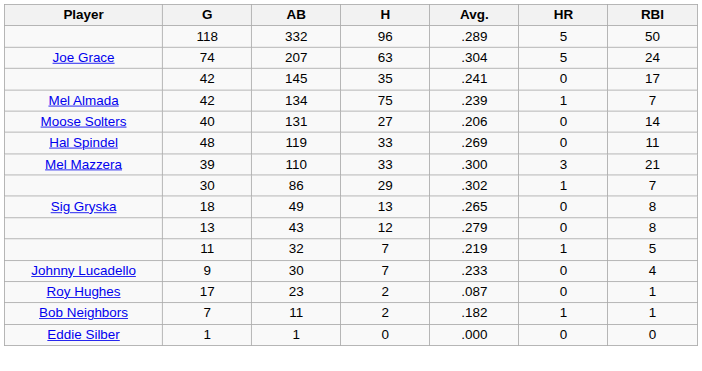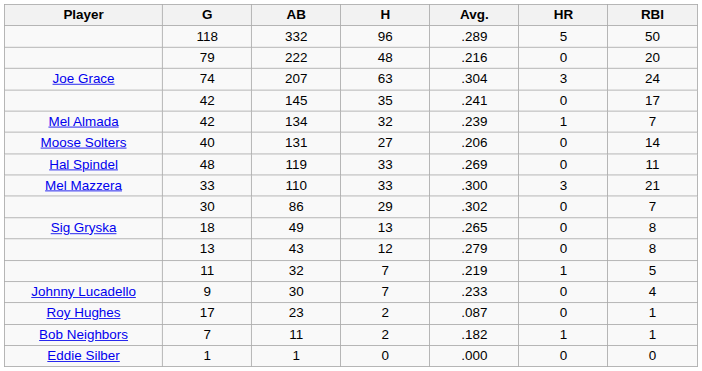+ row: (296, 57)
(563, 57) 5 -> (563, 79) 3
(385, 100) 75 -> (385, 121) 32
(207, 164) 39 -> (207, 185) 33
(563, 185) 1 -> (563, 206) 0
